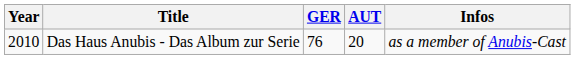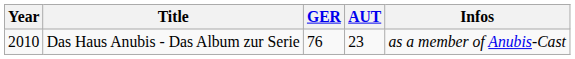(356, 41) 20 -> (356, 41) 23
